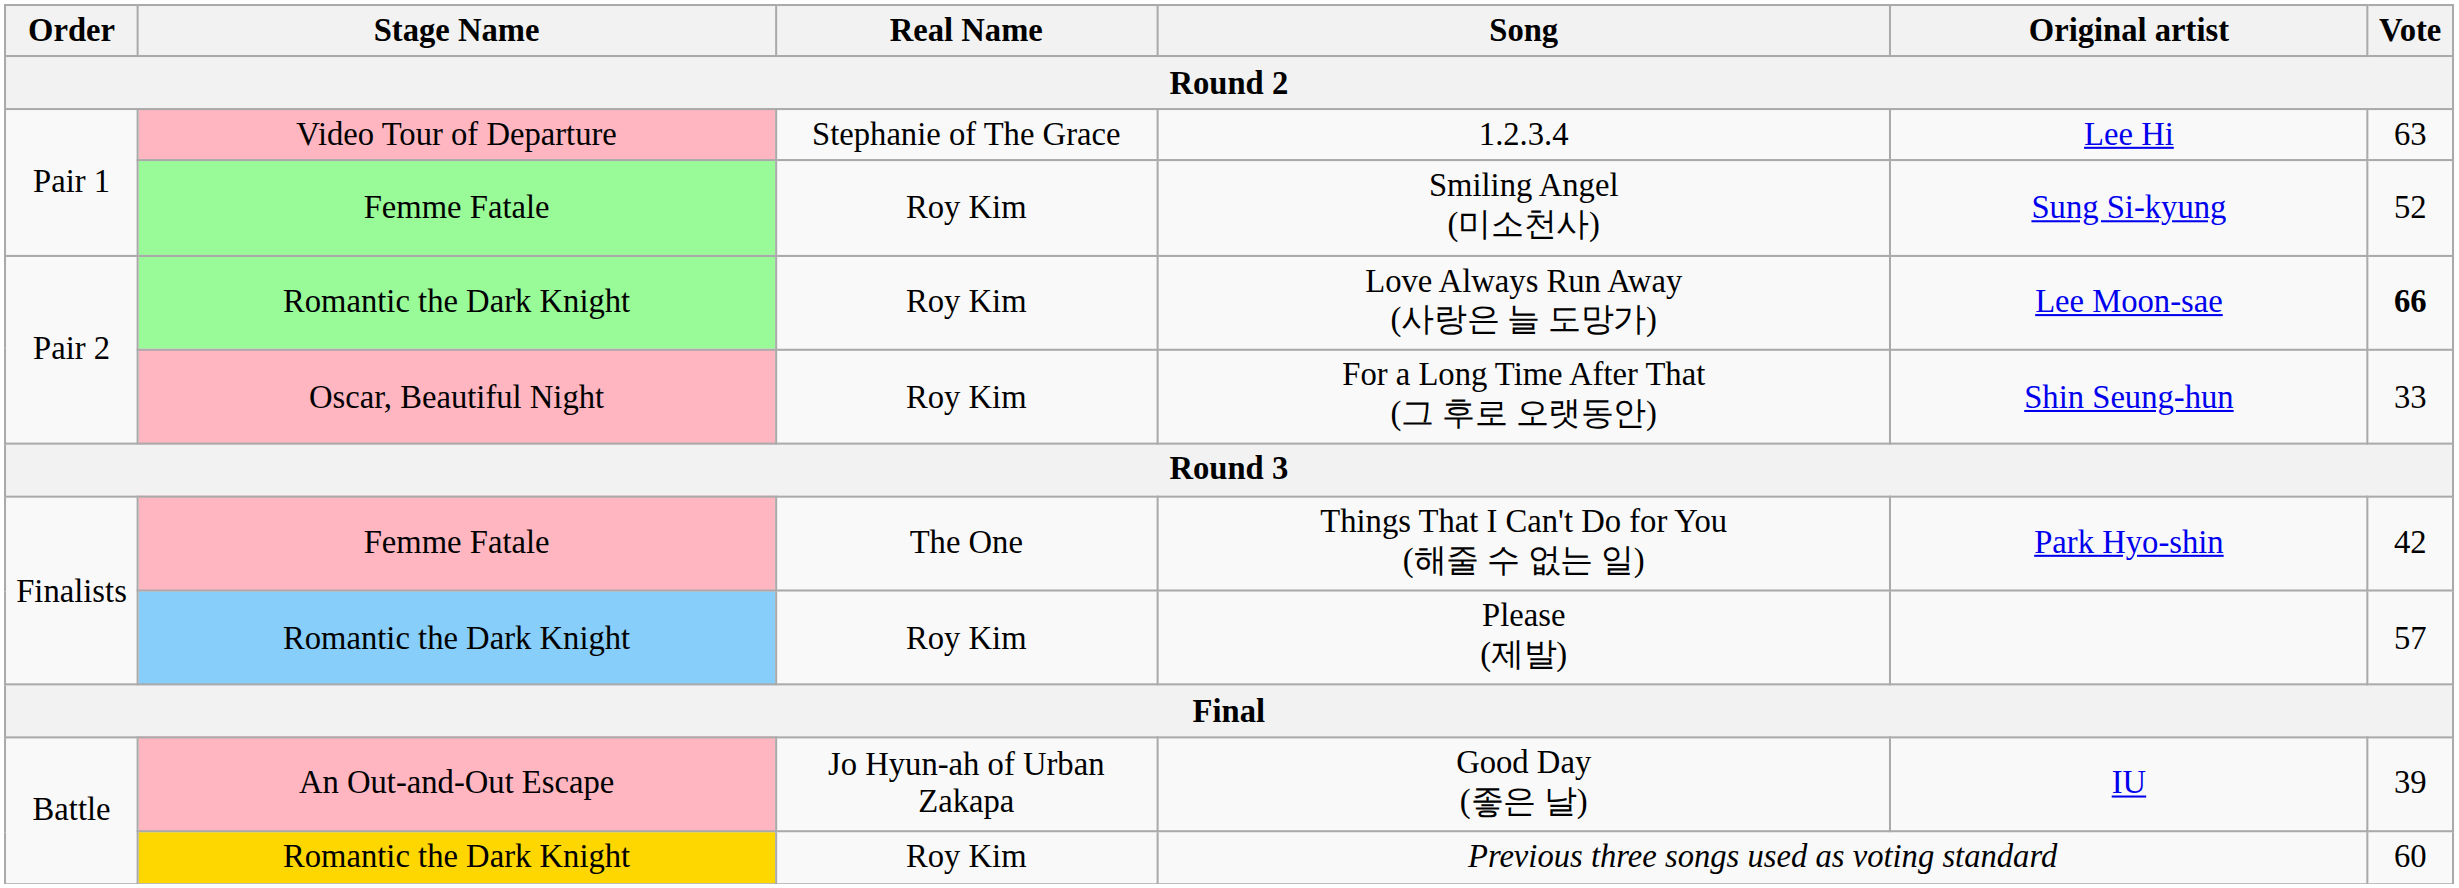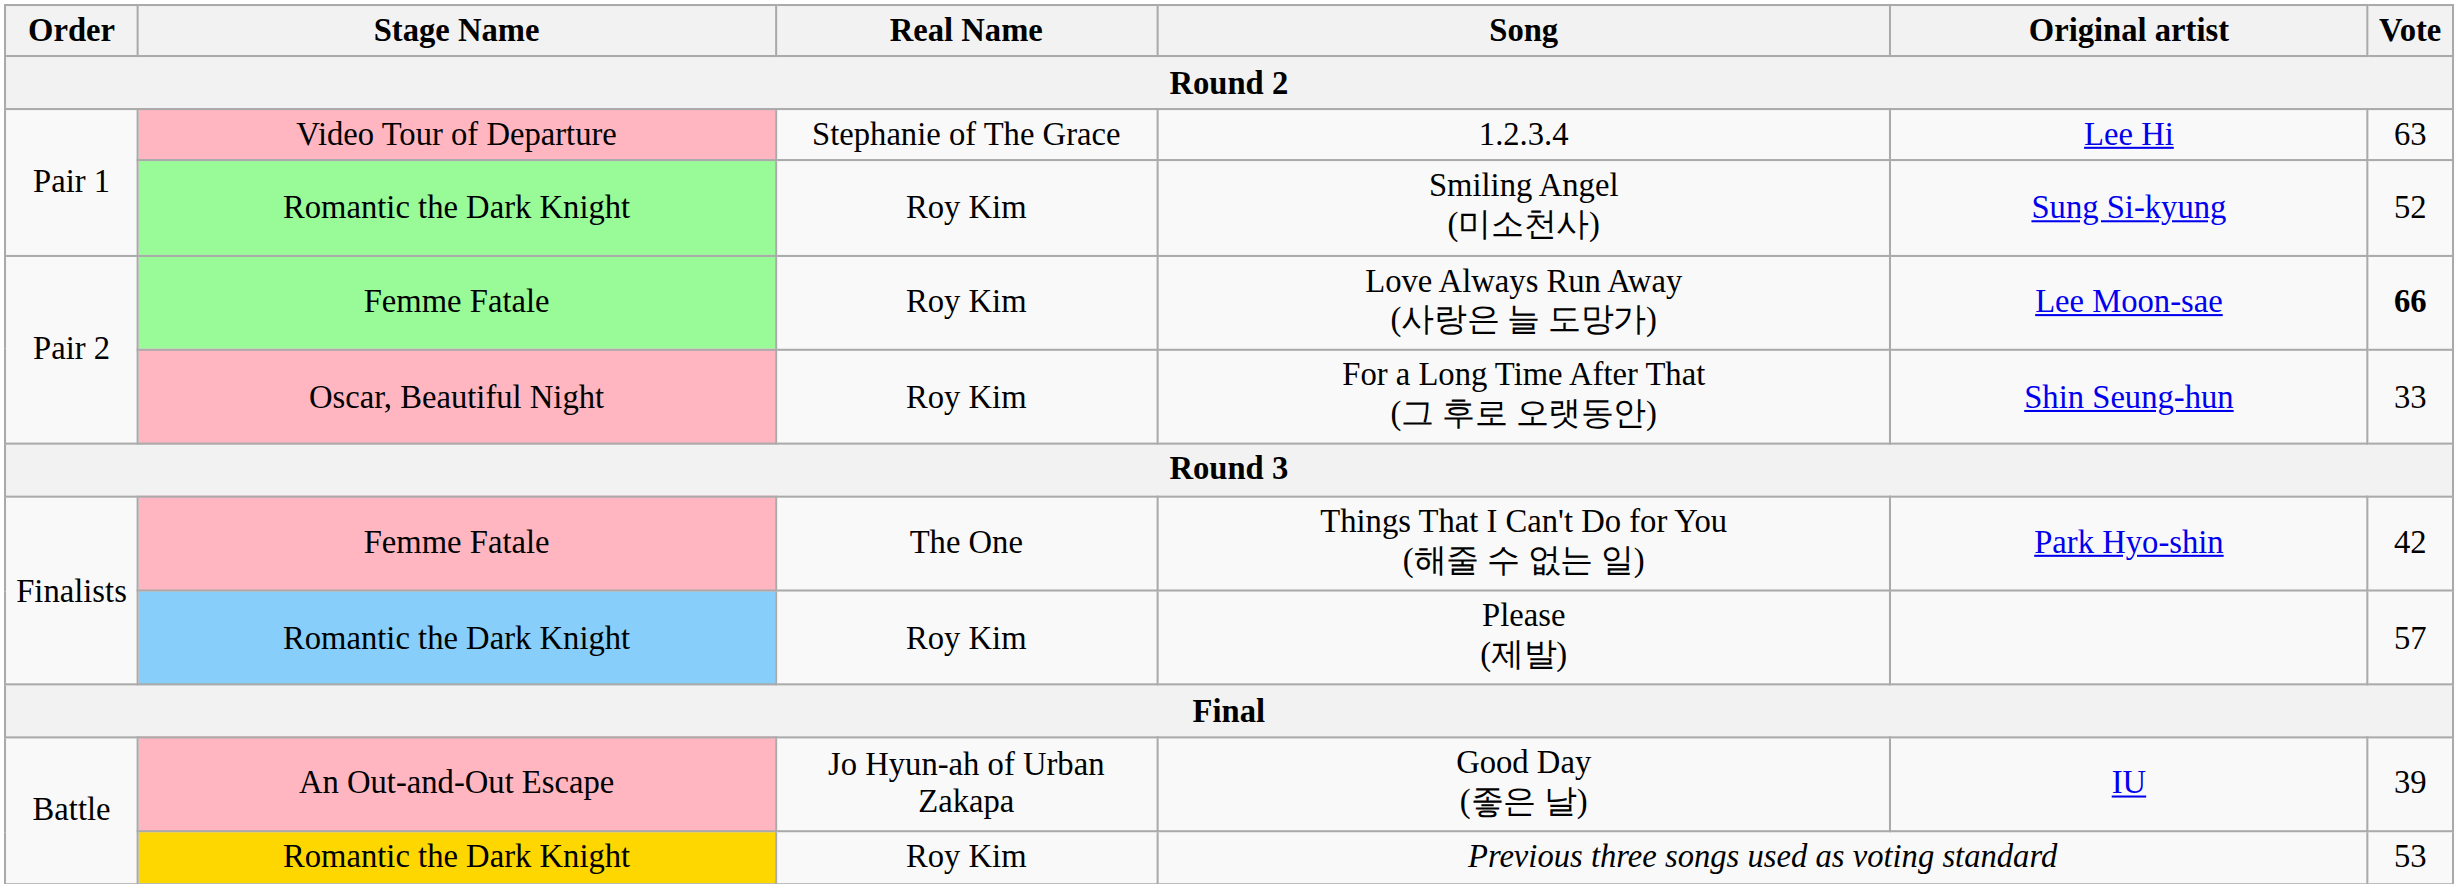(457, 207) Femme Fatale -> (457, 207) Romantic the Dark Knight
(457, 301) Romantic the Dark Knight -> (457, 301) Femme Fatale
(2410, 856) 60 -> (2410, 856) 53
